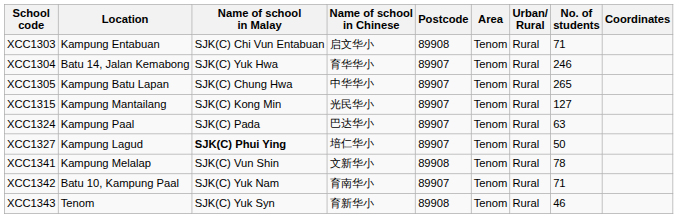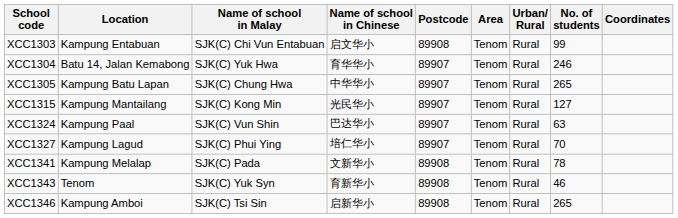(559, 44) 71 -> (559, 44) 99
(227, 124) SJK(C) Pada -> (237, 124) SJK(C) Vun Shin
(240, 144) bold -> (238, 144) normal
(559, 144) 50 -> (559, 144) 70
(237, 163) SJK(C) Vun Shin -> (227, 163) SJK(C) Pada
- row: (31, 183)
+ row: (31, 203)
